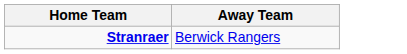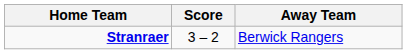+ column: (203, 15)
